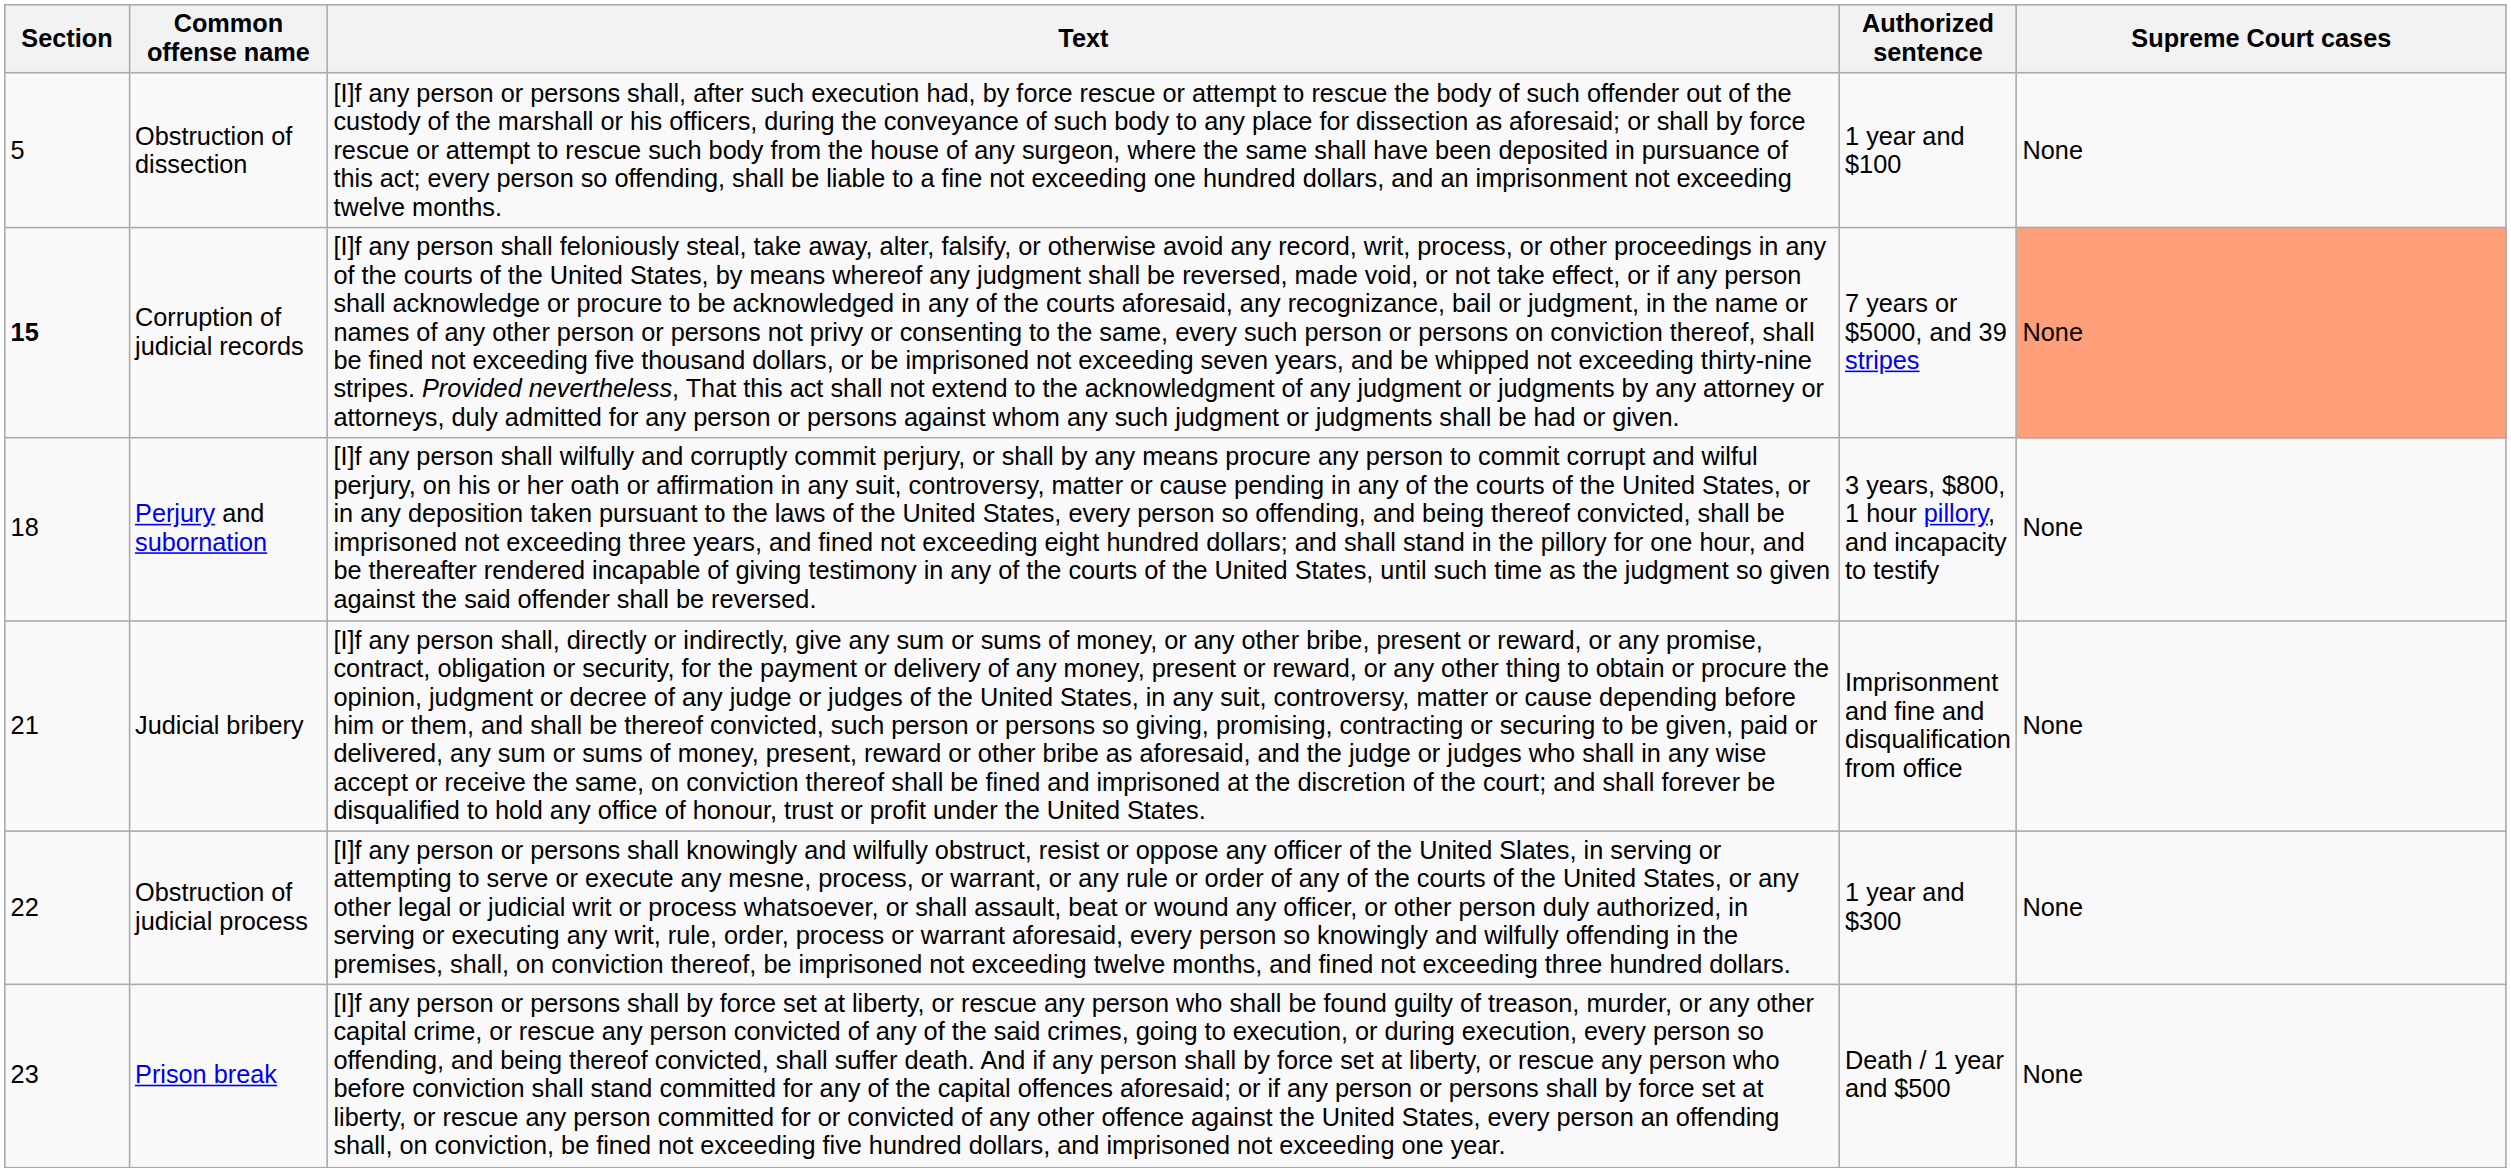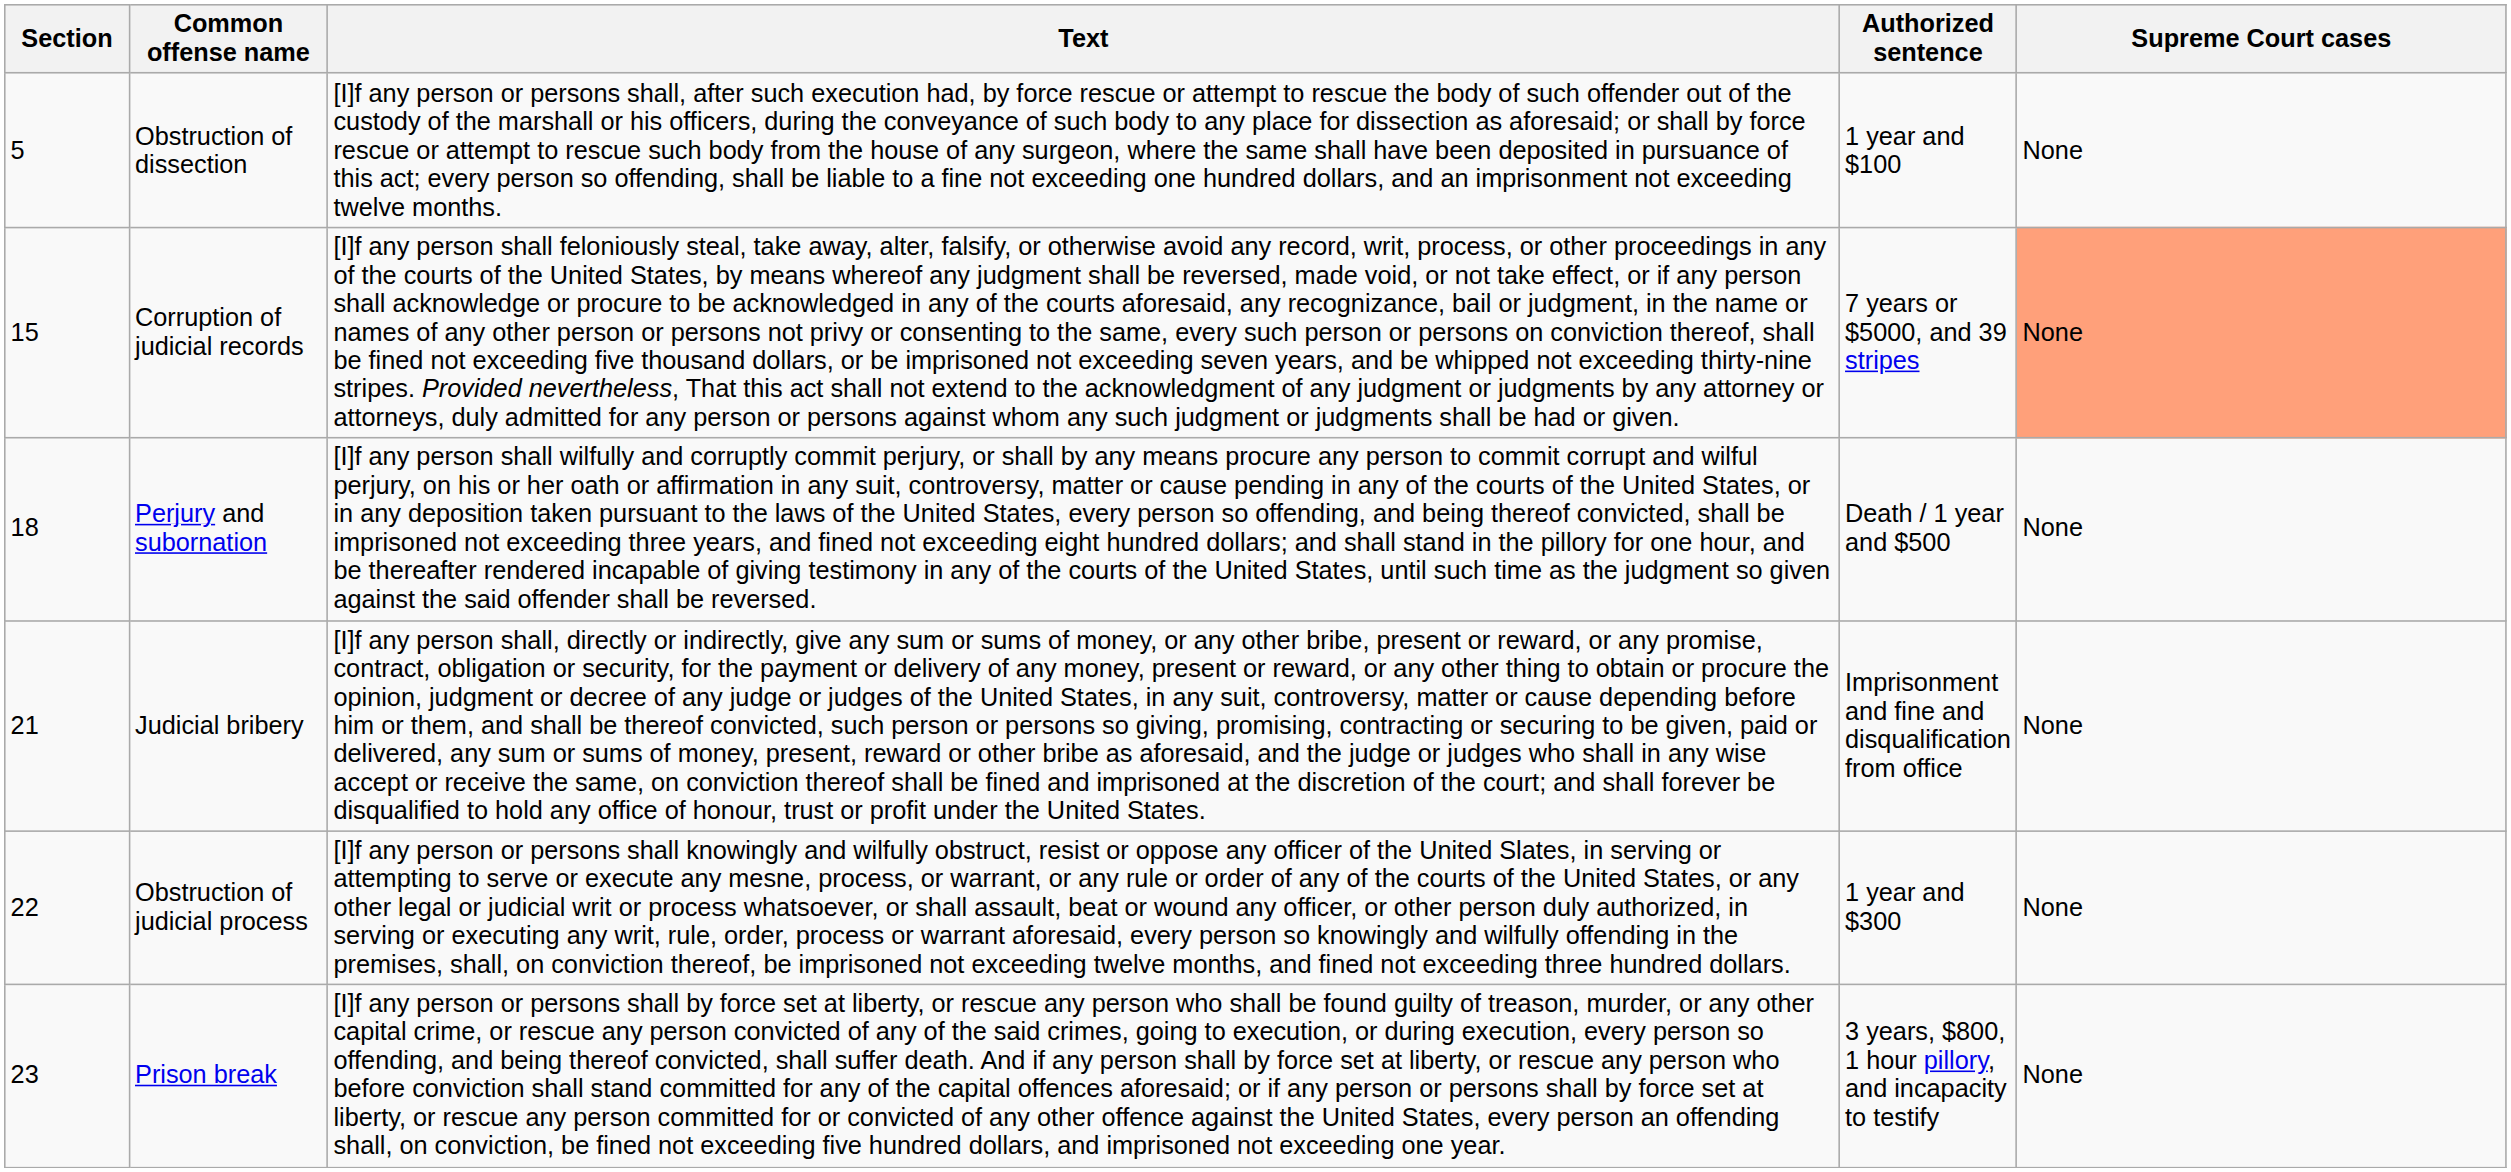(25, 332) bold -> (25, 332) normal
(1926, 528) 3 years, $800, 1 hour pillory, and incapacity to testify -> (1924, 528) Death / 1 year and $500
(1924, 1075) Death / 1 year and $500 -> (1926, 1075) 3 years, $800, 1 hour pillory, and incapacity to testify
